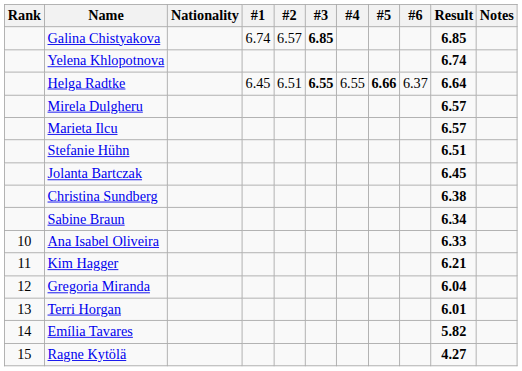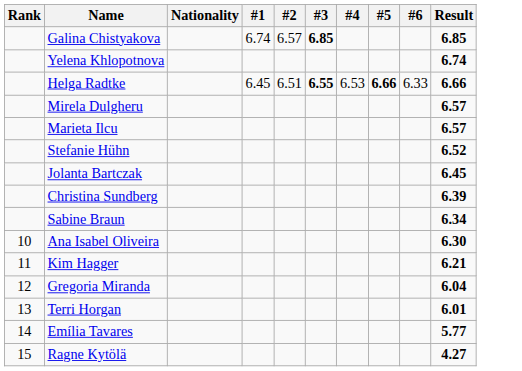- column: (497, 15)
(352, 83) 6.55 -> (352, 83) 6.53
(415, 83) 6.37 -> (415, 83) 6.33
(454, 83) 6.64 -> (454, 83) 6.66
(454, 151) 6.51 -> (454, 151) 6.52
(454, 196) 6.38 -> (454, 196) 6.39
(454, 241) 6.33 -> (454, 241) 6.30
(454, 331) 5.82 -> (454, 331) 5.77
